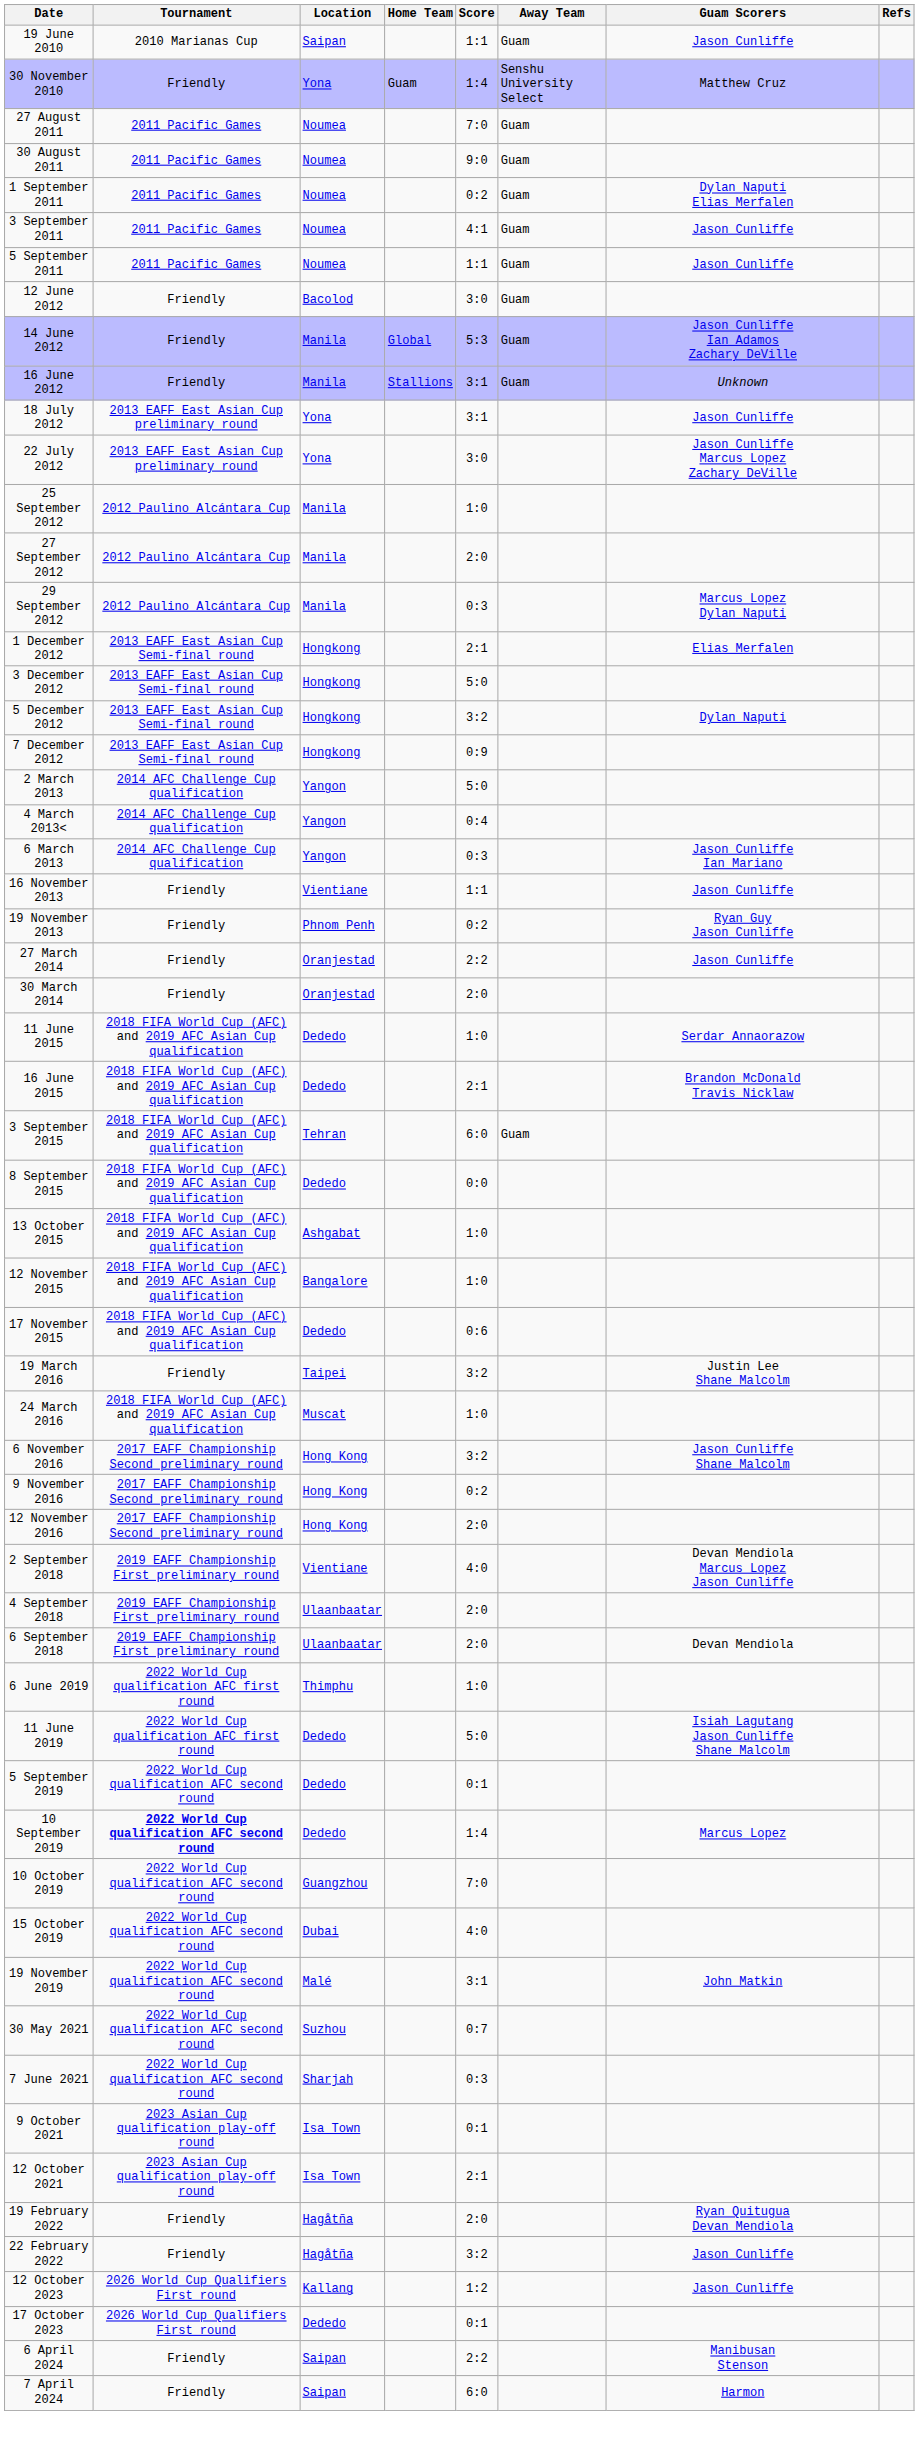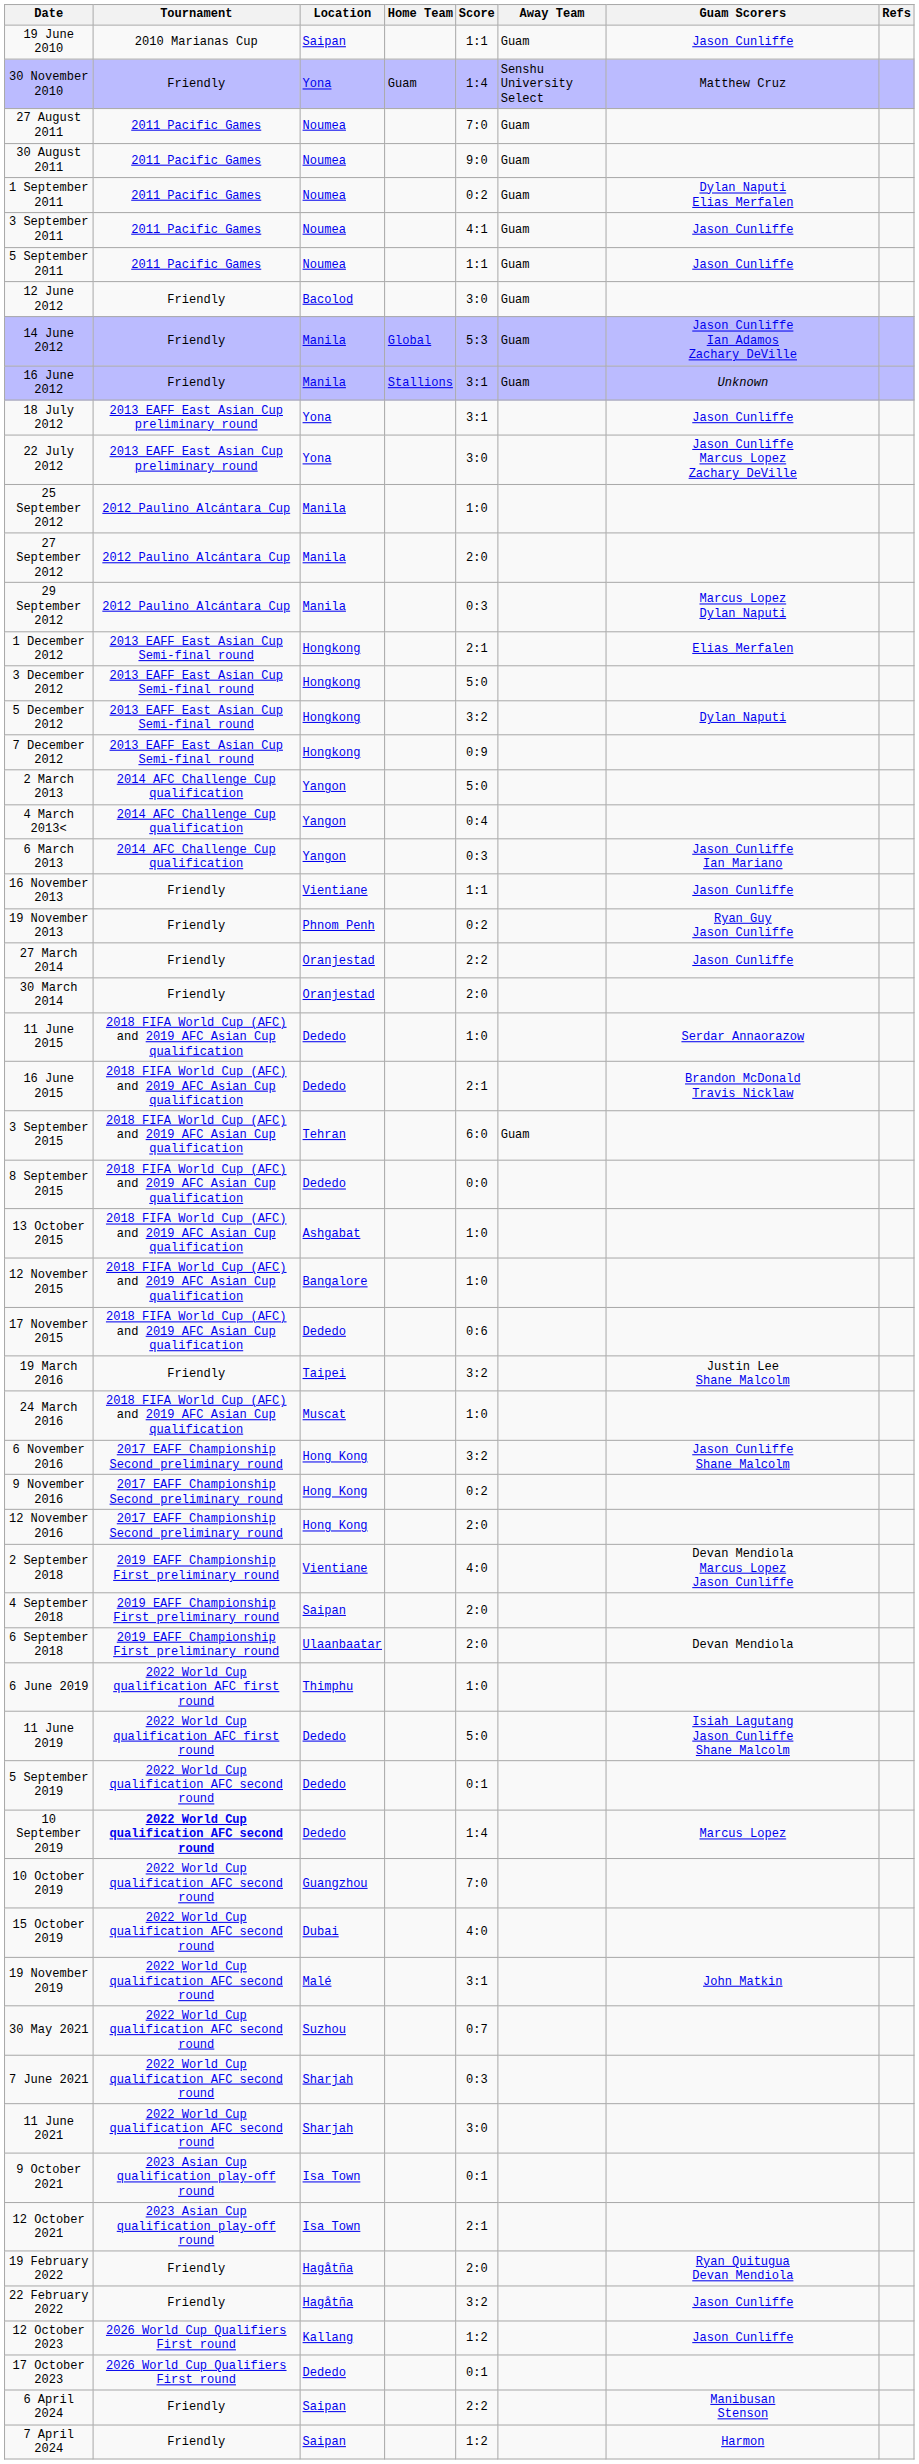(342, 1610) Ulaanbaatar -> (324, 1610) Saipan
+ row: (49, 2128)
(477, 2393) 6:0 -> (477, 2442) 1:2
